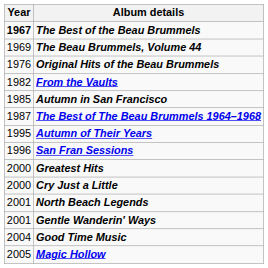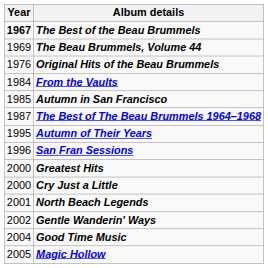(19, 82) 1982 -> (19, 82) 1984
(19, 220) 2001 -> (19, 220) 2002
